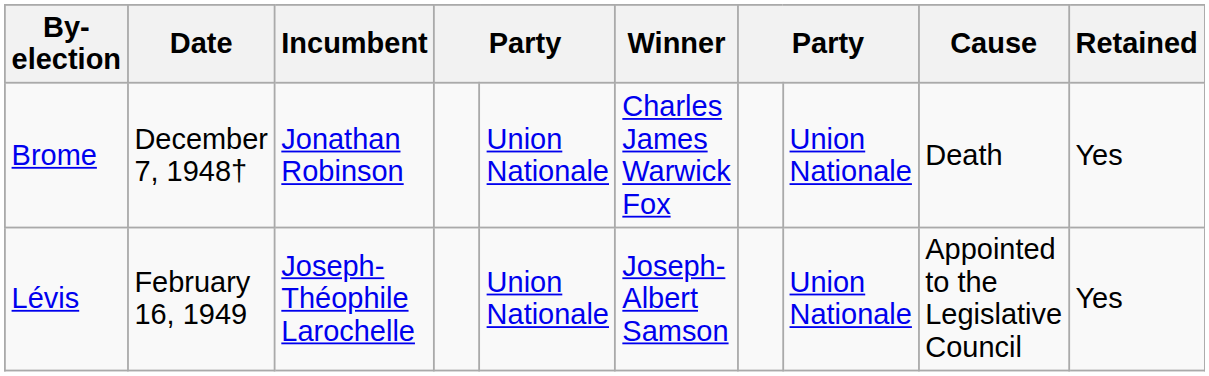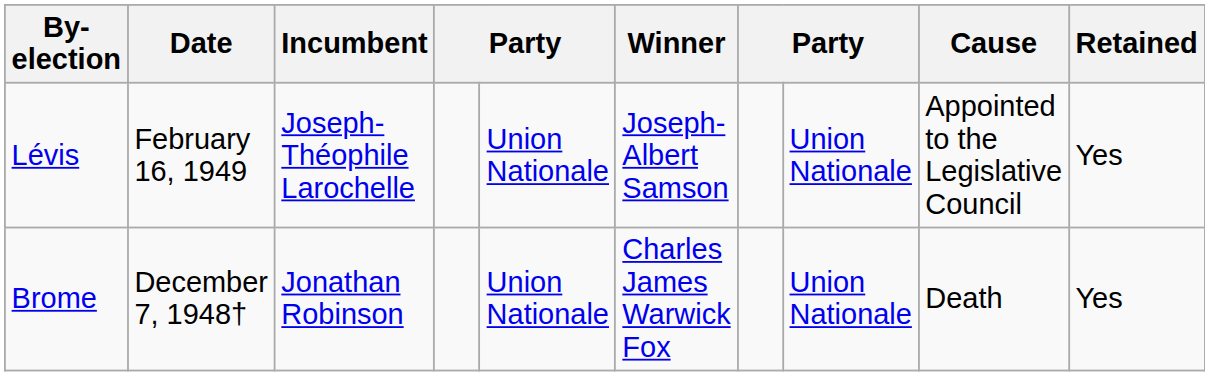rows swapped: (45, 298) <-> (54, 154)
